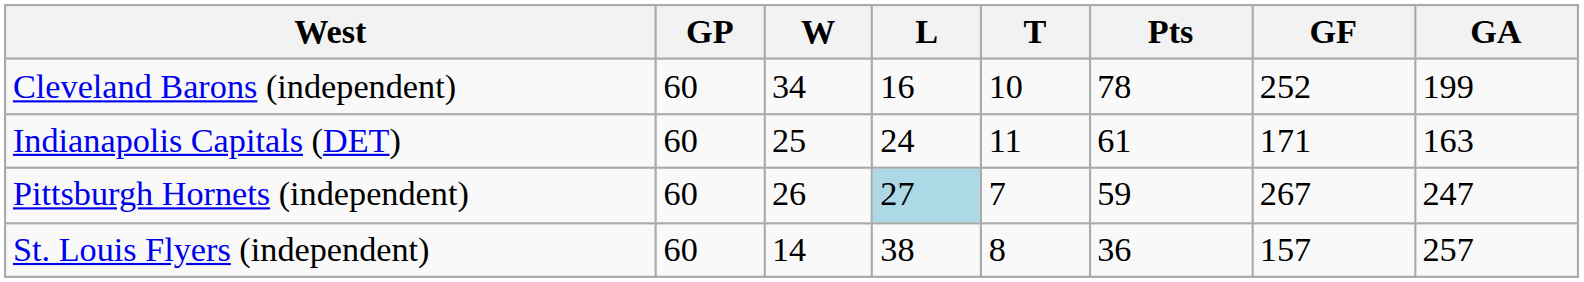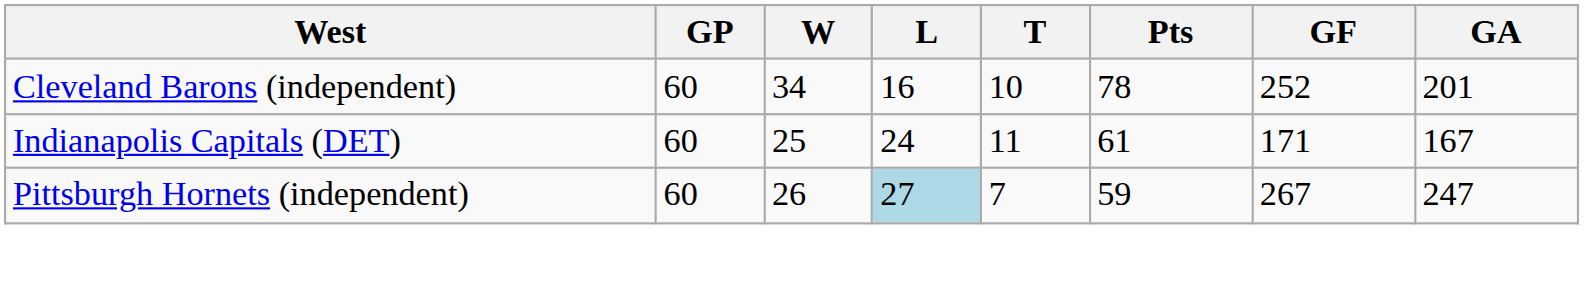(1448, 85) 199 -> (1448, 85) 201
(1448, 140) 163 -> (1448, 140) 167
- row: (221, 248)
